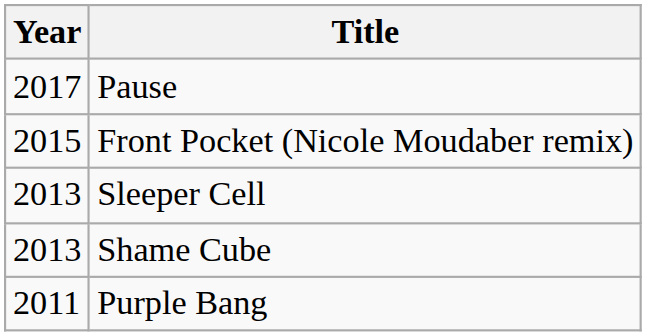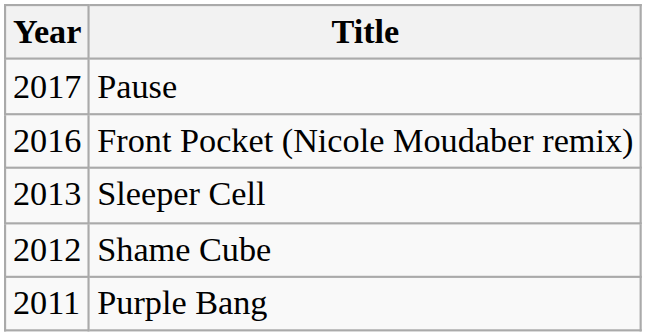(47, 140) 2015 -> (47, 140) 2016
(47, 248) 2013 -> (47, 248) 2012
